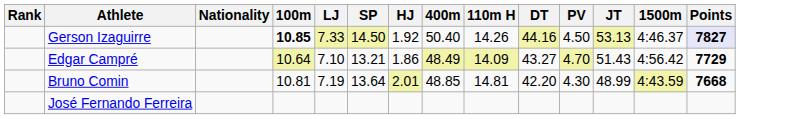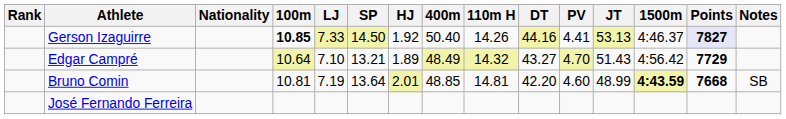+ column: (758, 16)
(576, 37) 4.50 -> (576, 37) 4.41
(405, 59) 1.86 -> (405, 59) 1.89
(491, 59) 14.09 -> (491, 59) 14.32
(576, 81) 4.30 -> (576, 81) 4.60
(660, 81) normal -> (661, 81) bold
